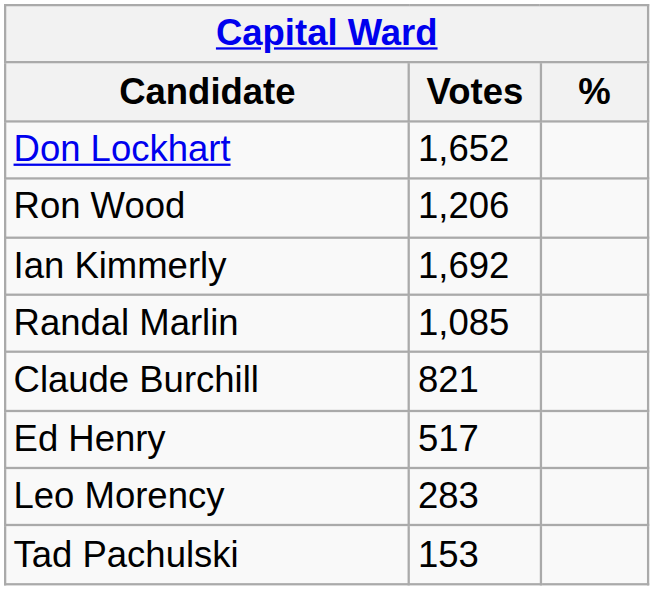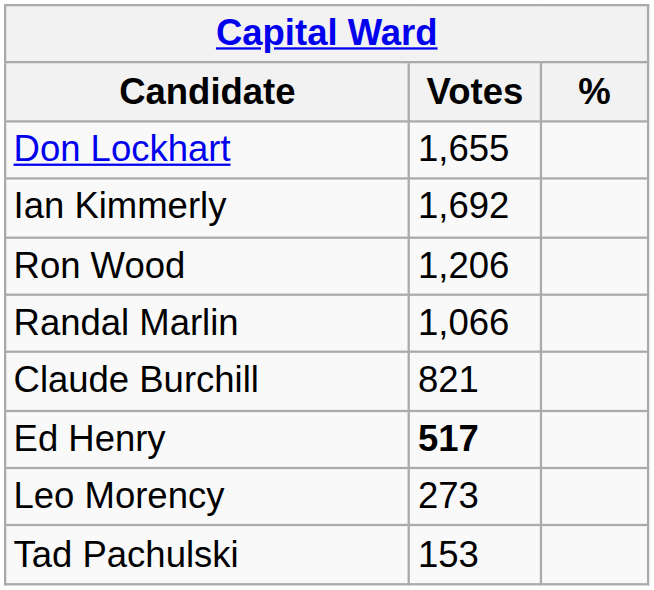(464, 149) 1,652 -> (464, 149) 1,655
rows swapped: (99, 206) <-> (120, 264)
(464, 322) 1,085 -> (464, 322) 1,066
(448, 438) normal -> (448, 438) bold
(448, 496) 283 -> (448, 496) 273
